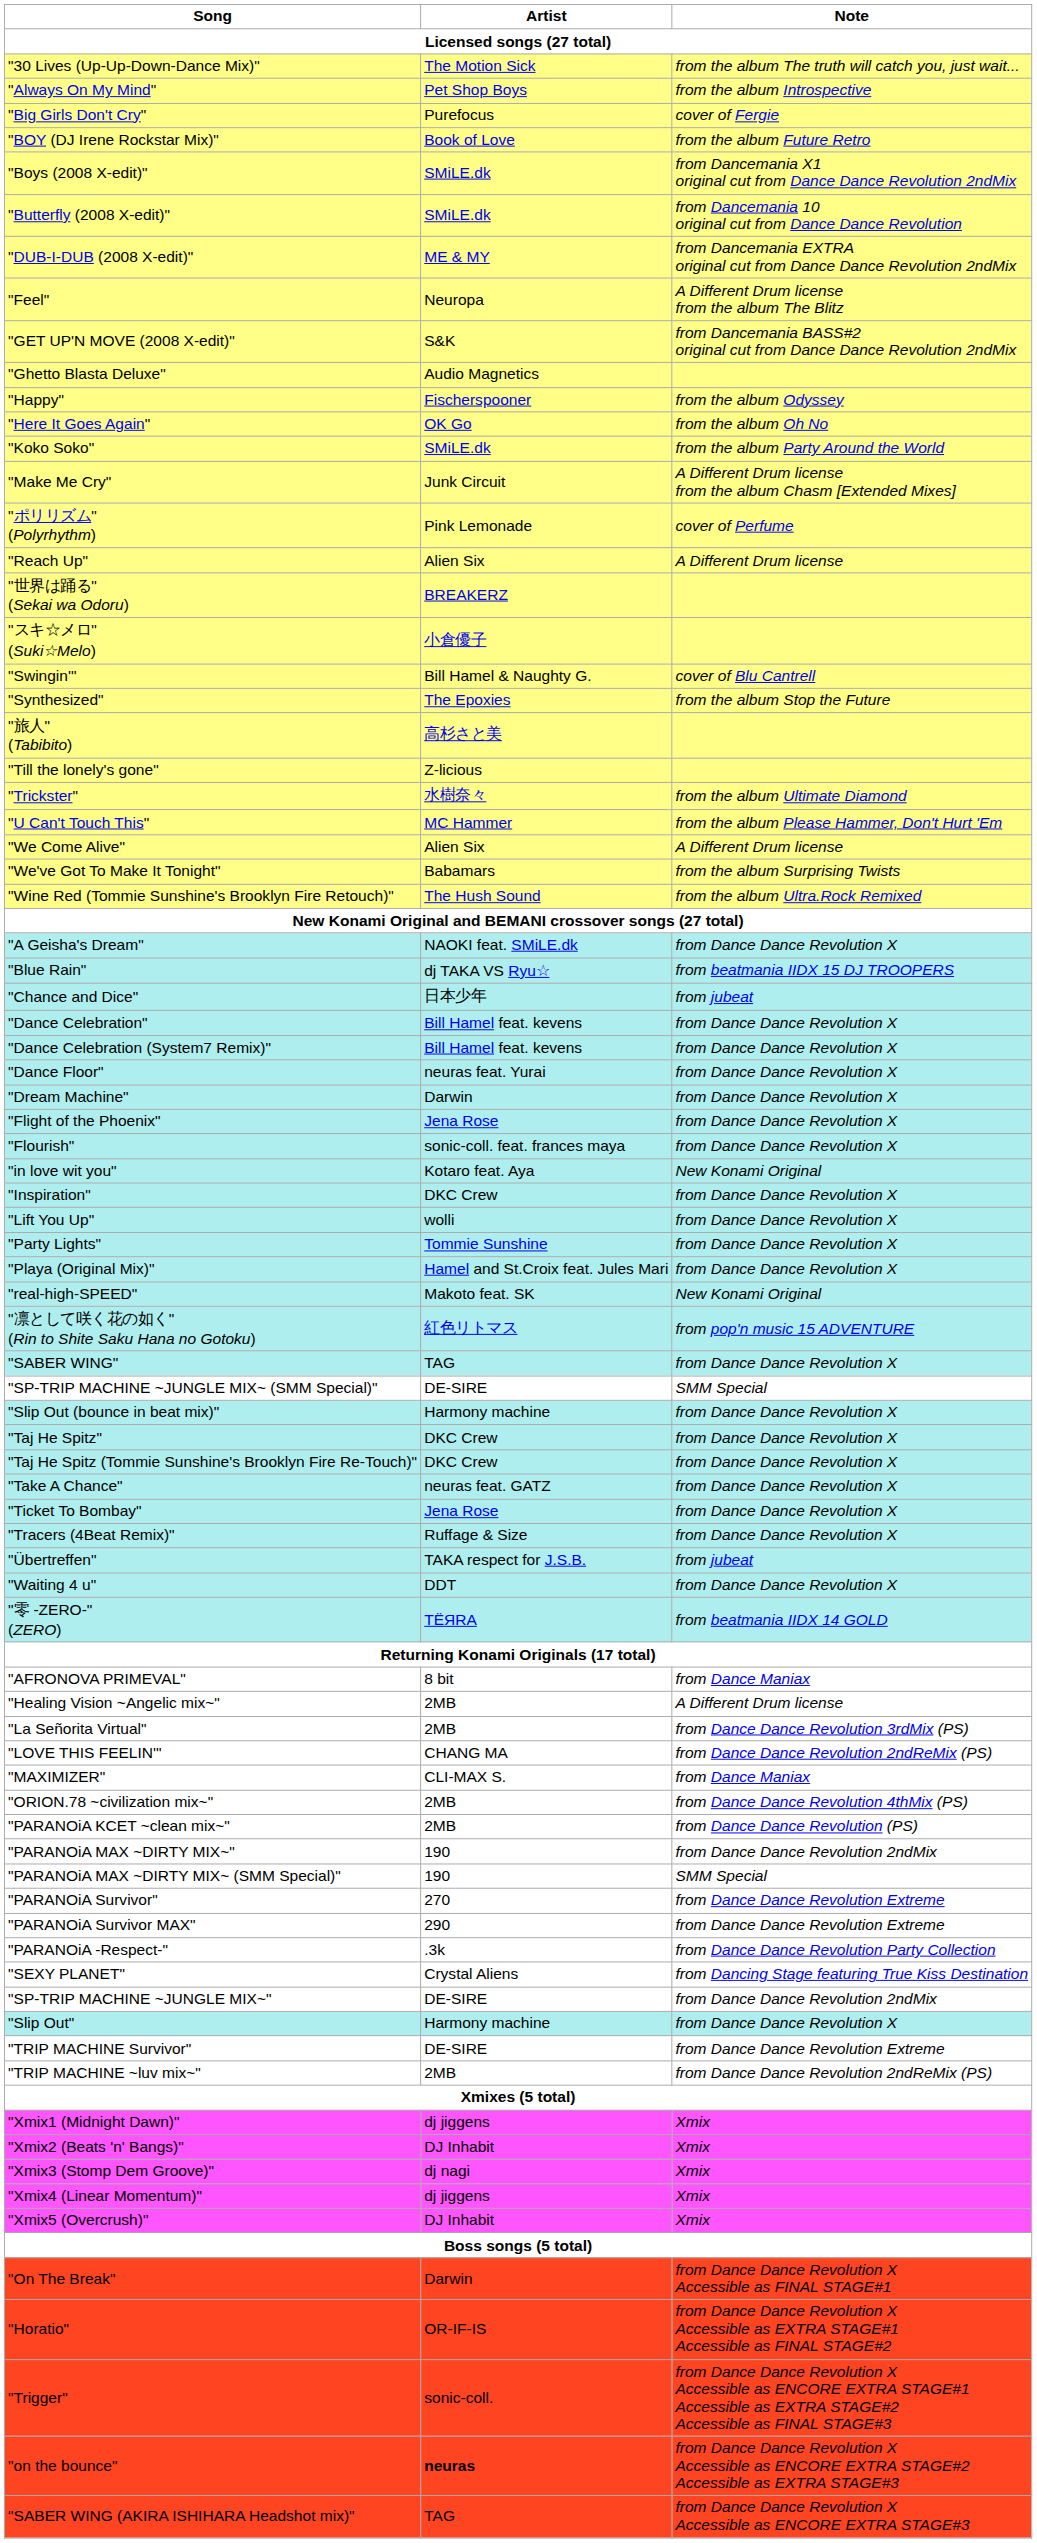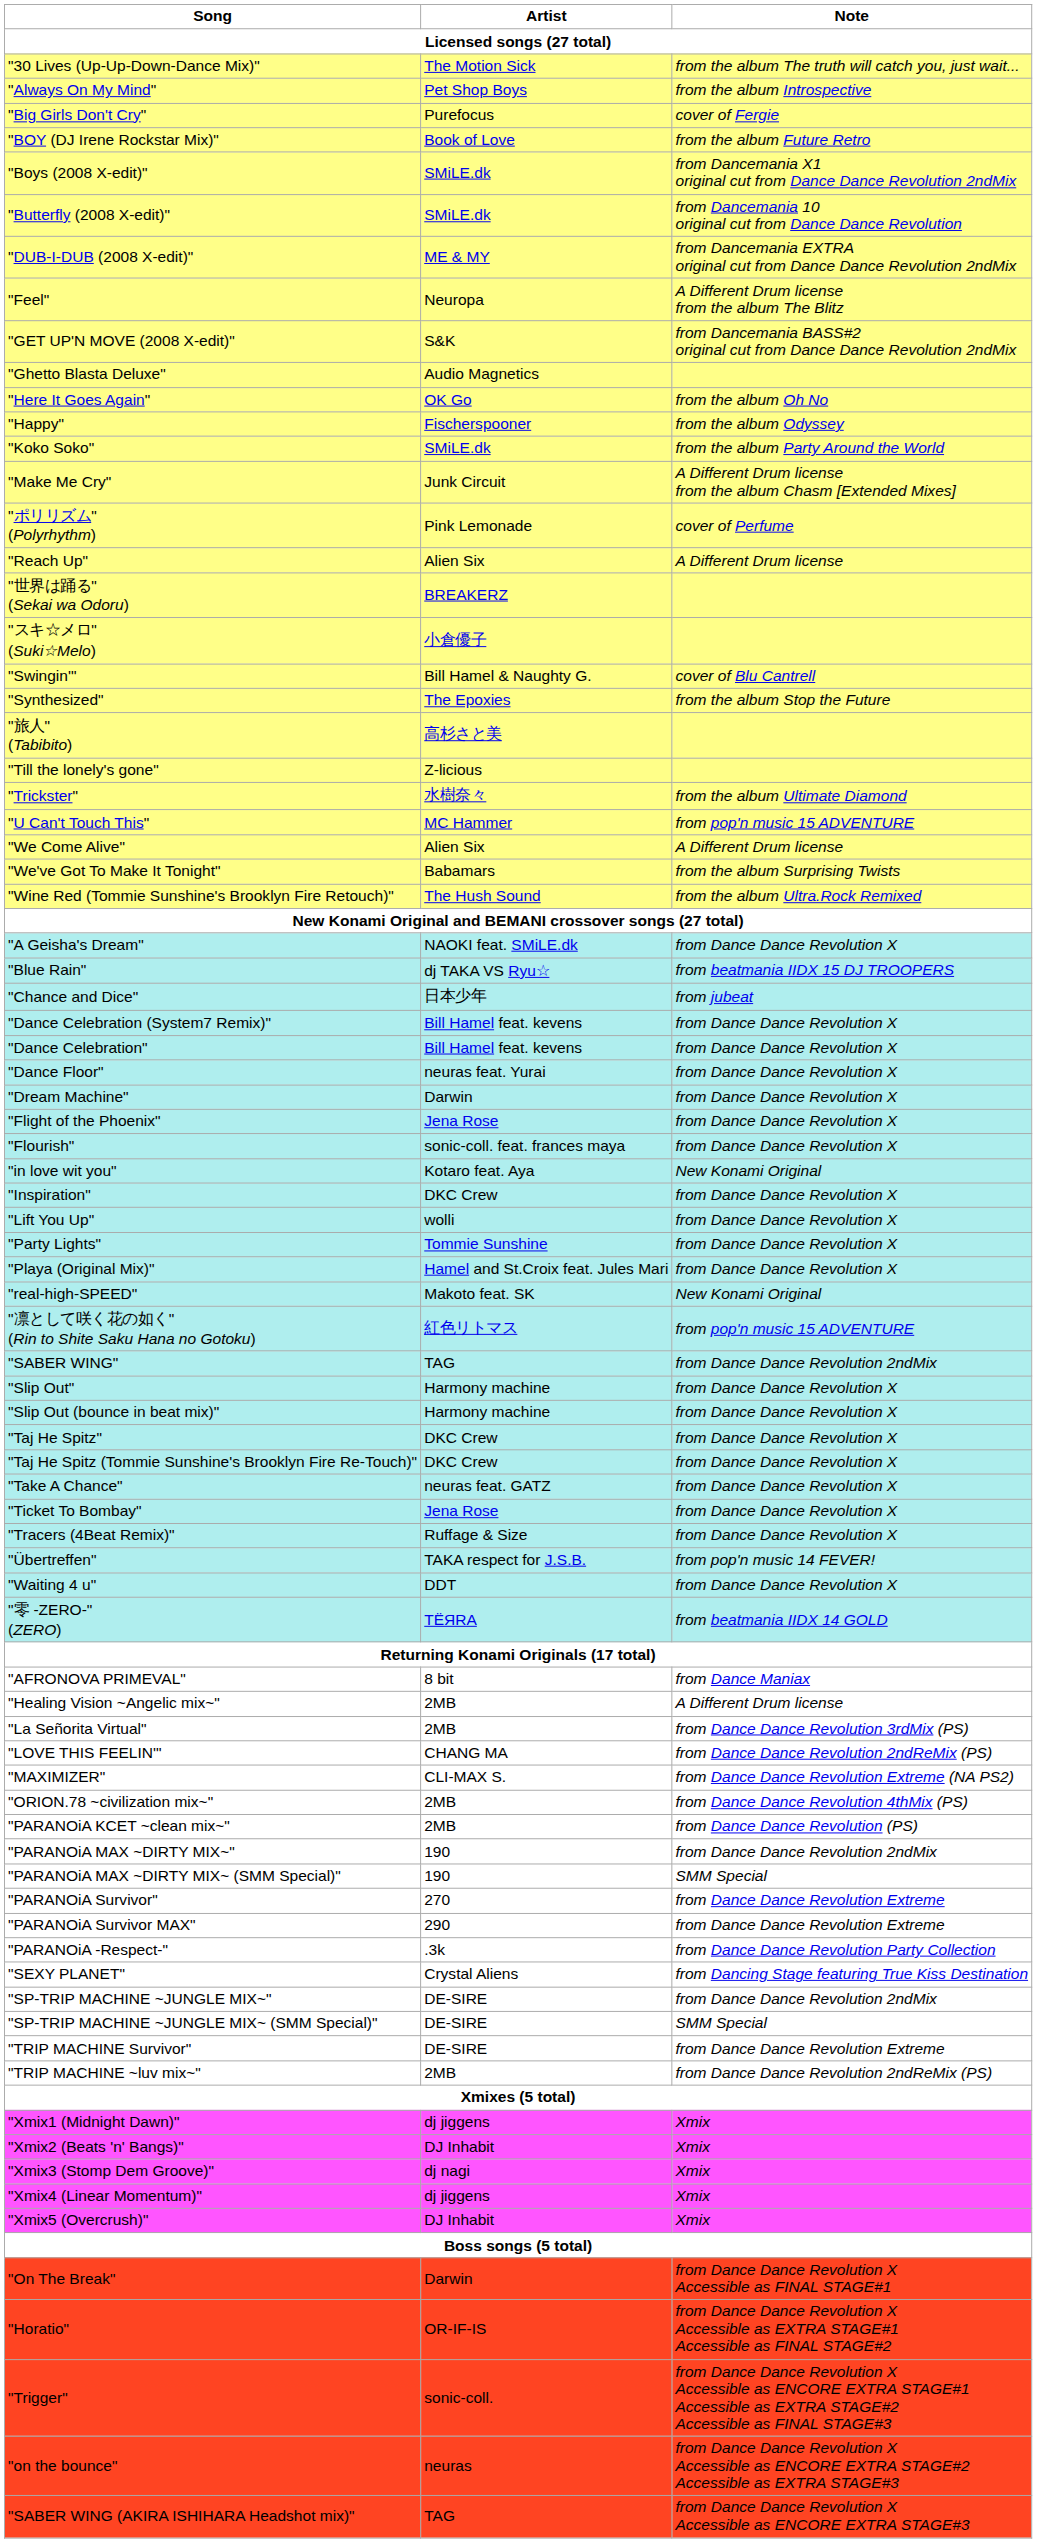rows swapped: (36, 399) <-> (79, 424)
(839, 822) from the album Please Hammer, Don't Hurt 'Em -> (795, 822) from pop'n music 15 ADVENTURE
rows swapped: (78, 1023) <-> (140, 1047)
(786, 1363) from Dance Dance Revolution X -> (806, 1363) from Dance Dance Revolution 2ndMix
rows swapped: (41, 2023) <-> (193, 1388)
(714, 1560) from jubeat -> (775, 1560) from pop'n music 14 FEVER!
(743, 1777) from Dance Maniax -> (845, 1777) from Dance Dance Revolution Extreme (NA PS2)
(450, 2465) bold -> (448, 2465) normal
